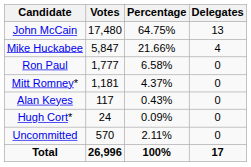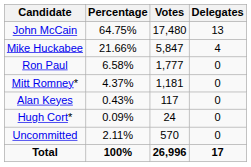columns swapped: (105, 13) <-> (157, 13)
